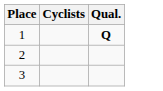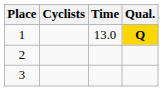+ column: (105, 14)
(106, 34) no background -> (140, 34) gold background
